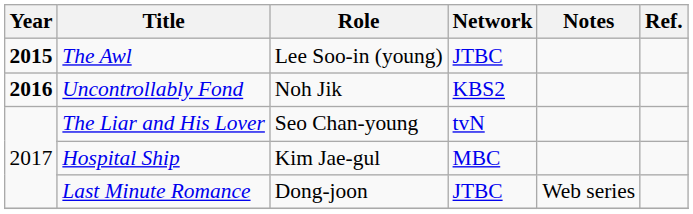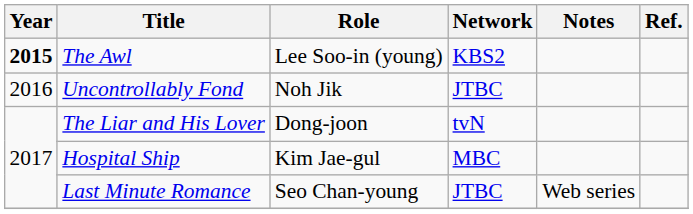(478, 55) JTBC -> (479, 55) KBS2
(31, 89) bold -> (31, 89) normal
(479, 89) KBS2 -> (478, 89) JTBC
(347, 123) Seo Chan-young -> (321, 123) Dong-joon
(321, 191) Dong-joon -> (347, 191) Seo Chan-young
